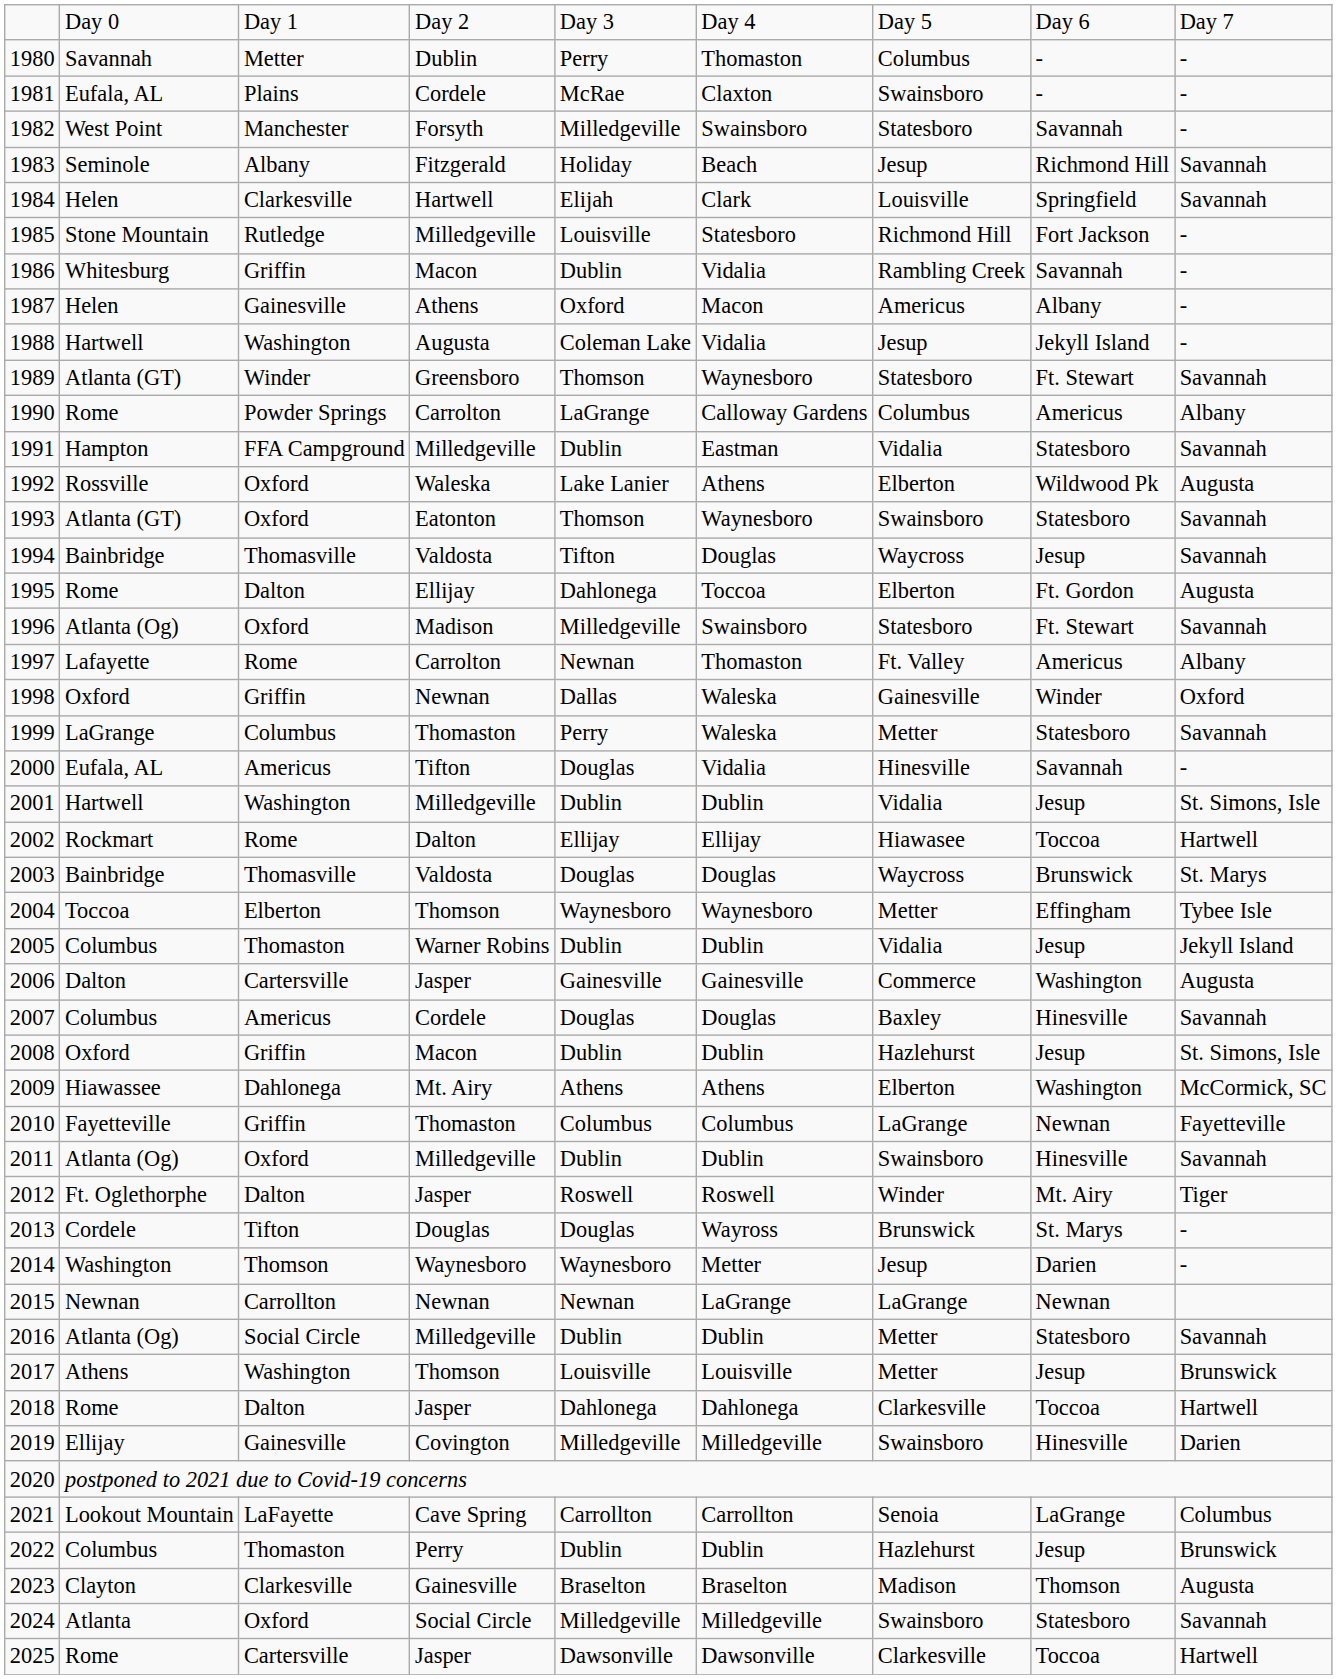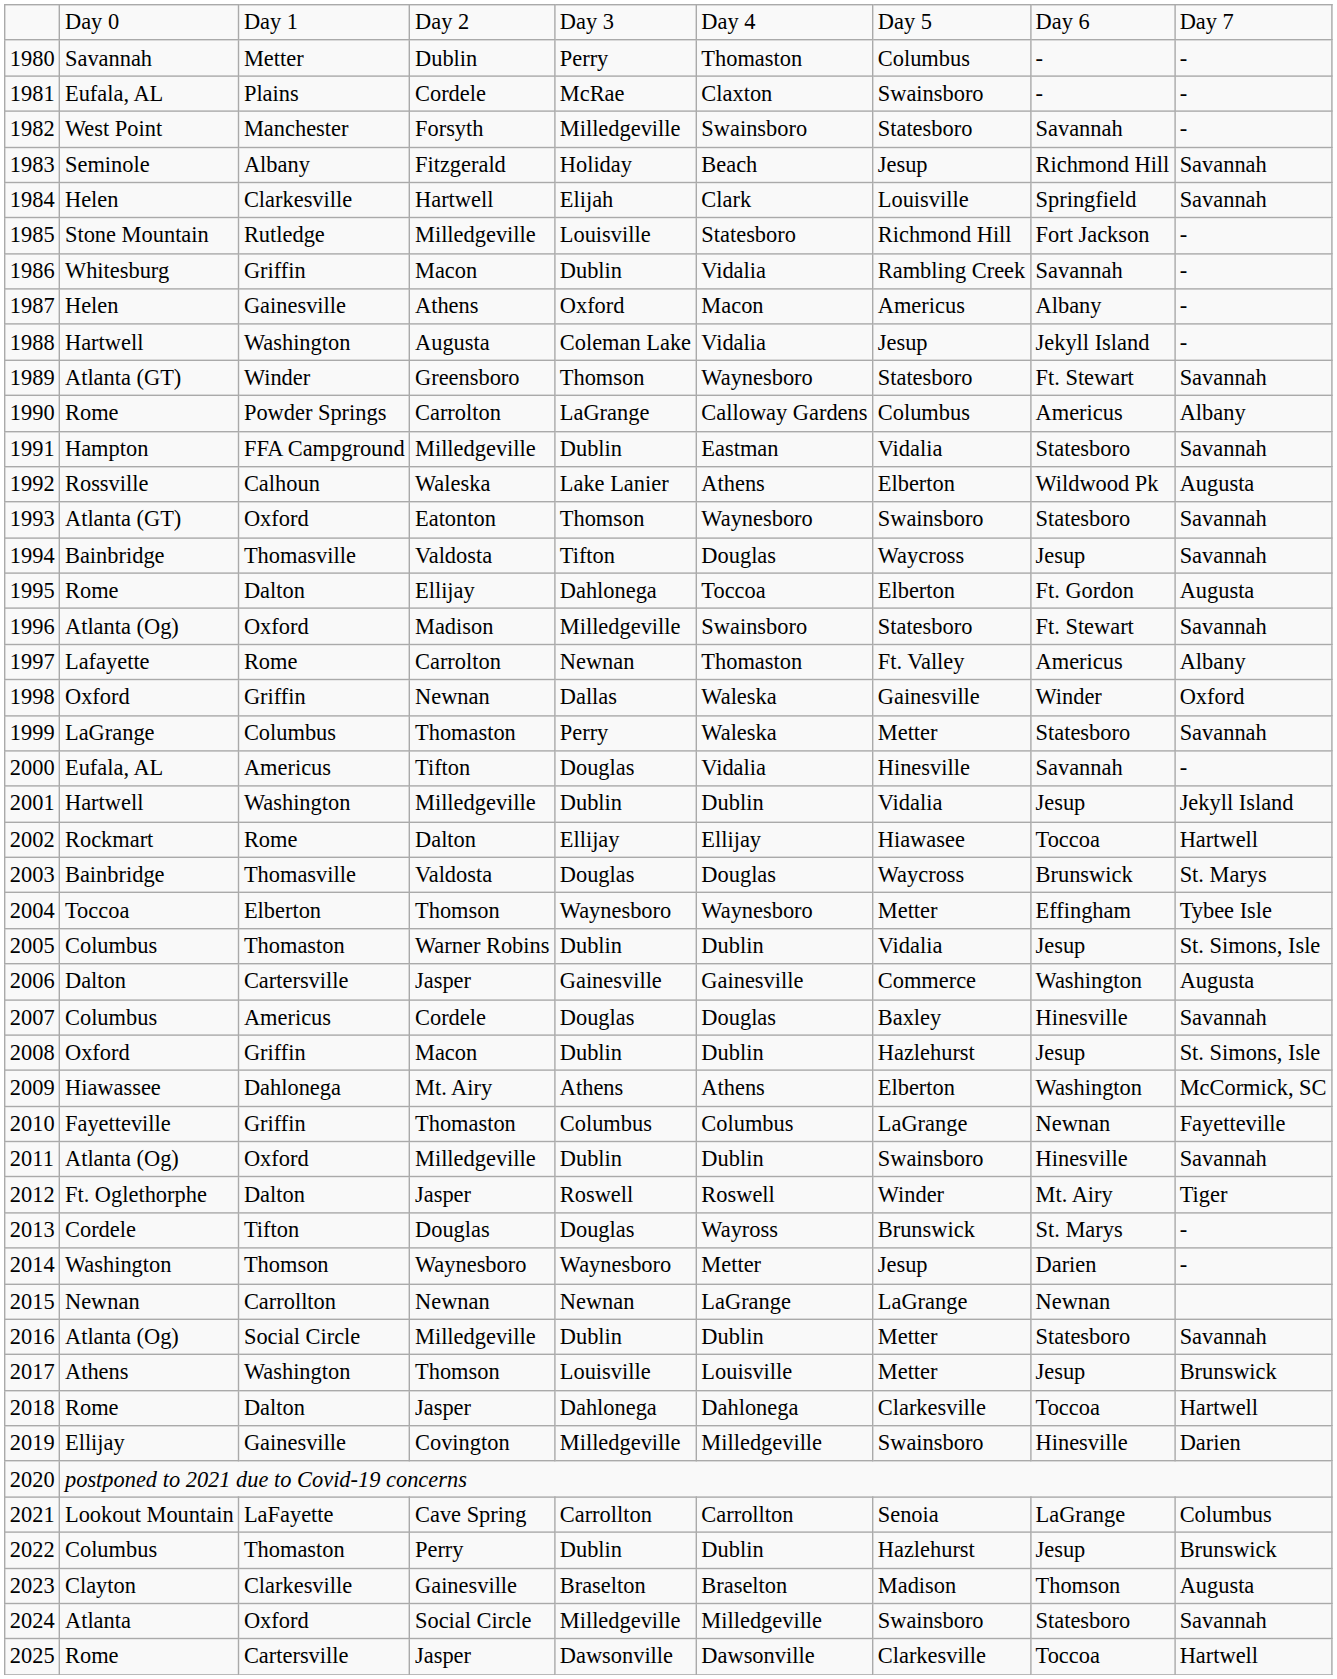(276, 484) Oxford -> (282, 484) Calhoun
(1250, 803) St. Simons, Isle -> (1237, 803) Jekyll Island
(1237, 945) Jekyll Island -> (1250, 945) St. Simons, Isle
